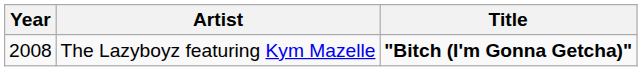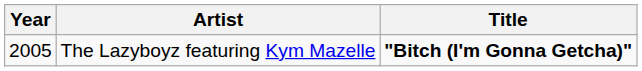(30, 50) 2008 -> (30, 50) 2005
